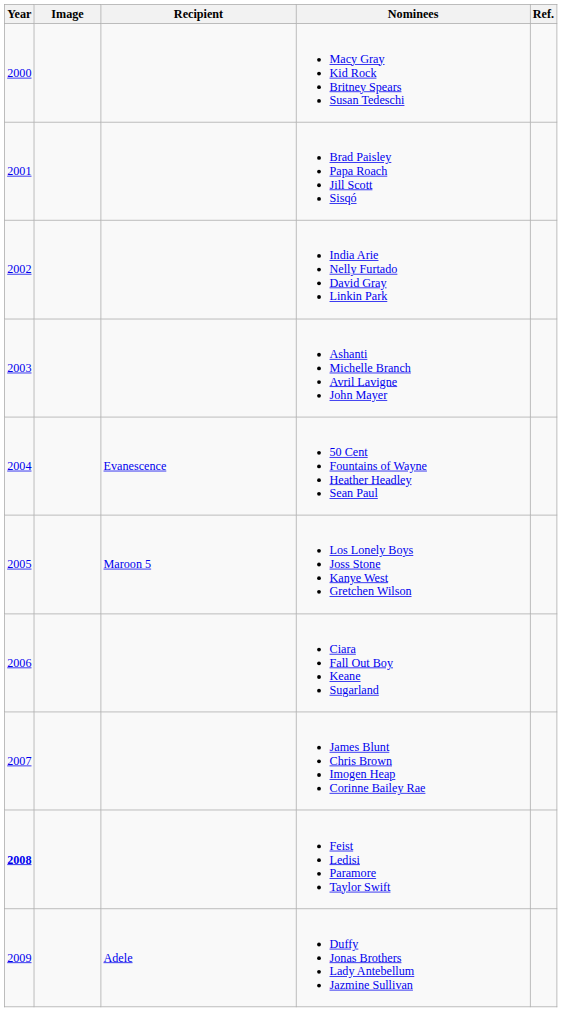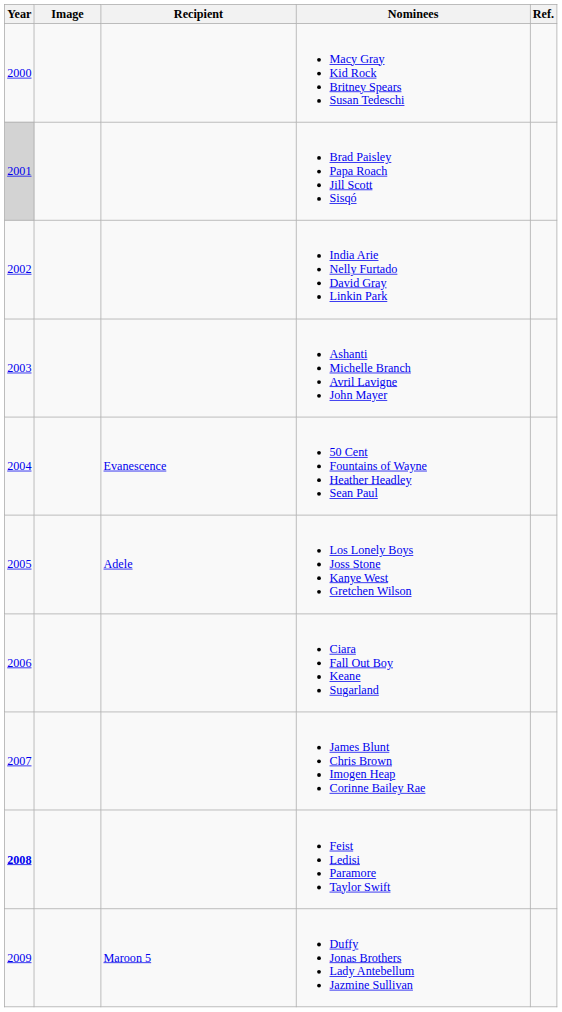(19, 171) no background -> (19, 171) lightgrey background
(127, 564) Maroon 5 -> (118, 564) Adele
(118, 957) Adele -> (127, 957) Maroon 5
